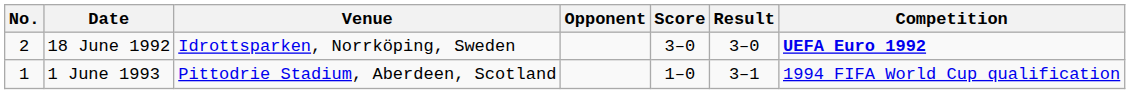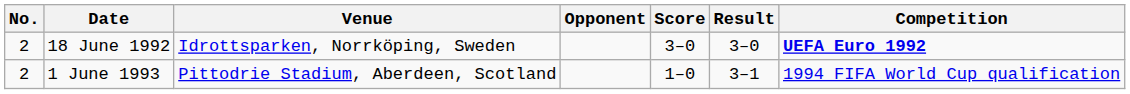(24, 74) 1 -> (24, 74) 2
